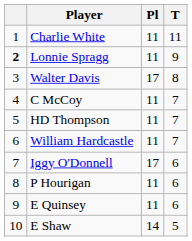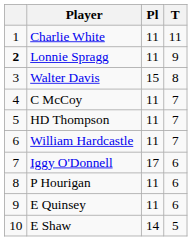(153, 78) 17 -> (153, 78) 15
